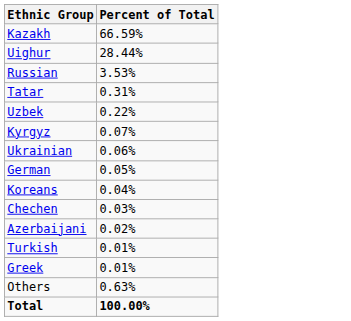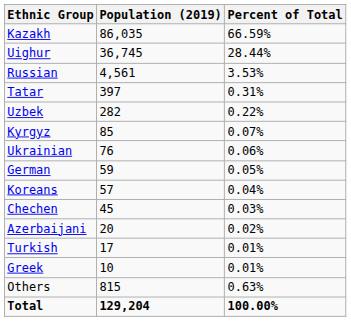+ column: (161, 14)
